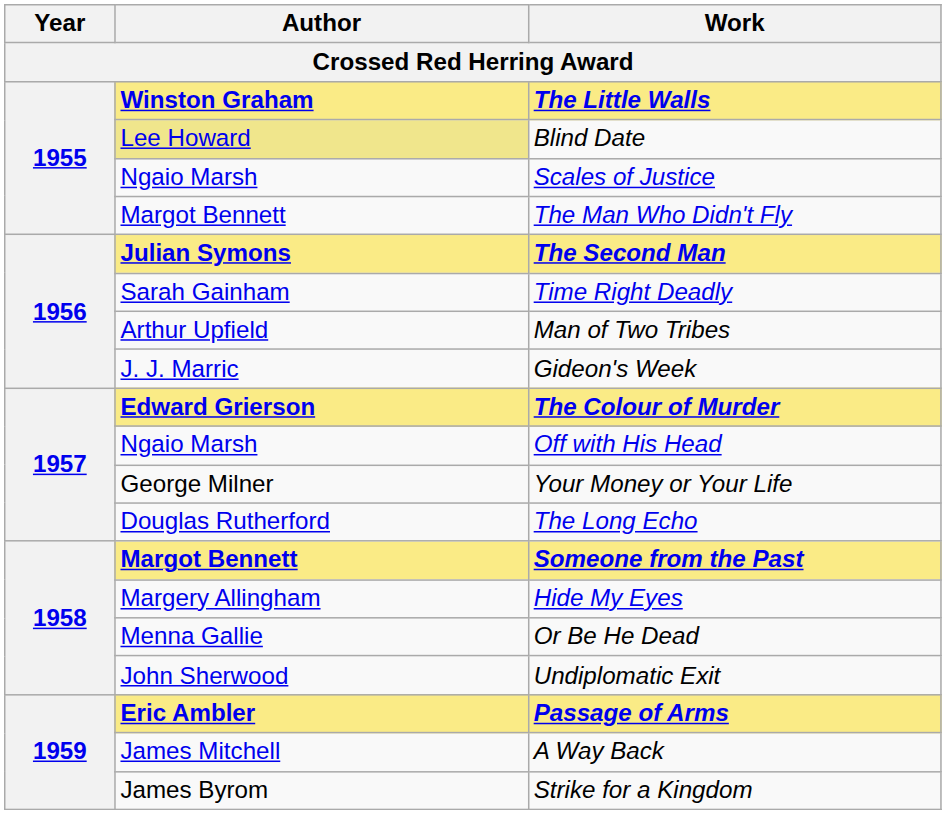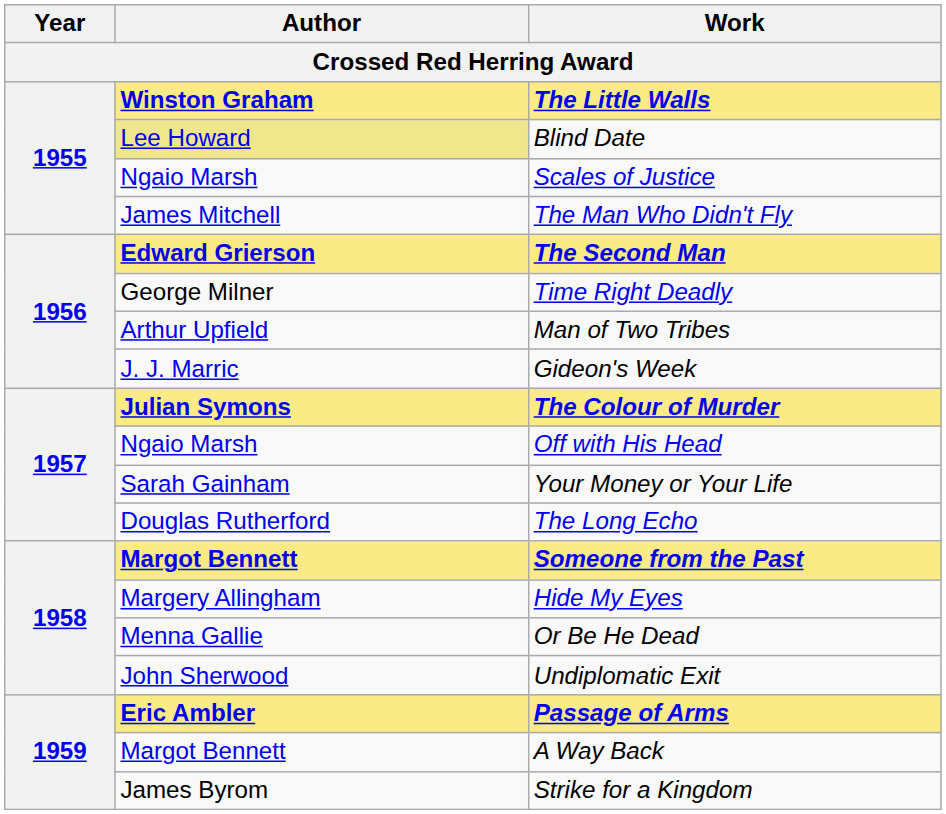(203, 215) Margot Bennett -> (200, 215) James Mitchell
(206, 253) Julian Symons -> (218, 253) Edward Grierson
(205, 291) Sarah Gainham -> (197, 291) George Milner
(218, 406) Edward Grierson -> (206, 406) Julian Symons
(197, 483) George Milner -> (205, 483) Sarah Gainham
(200, 751) James Mitchell -> (203, 751) Margot Bennett
